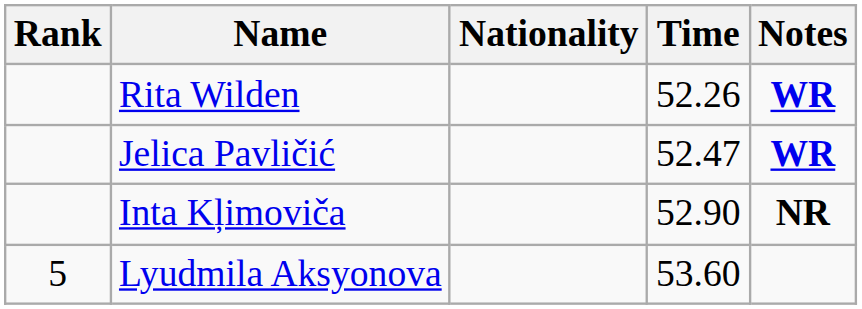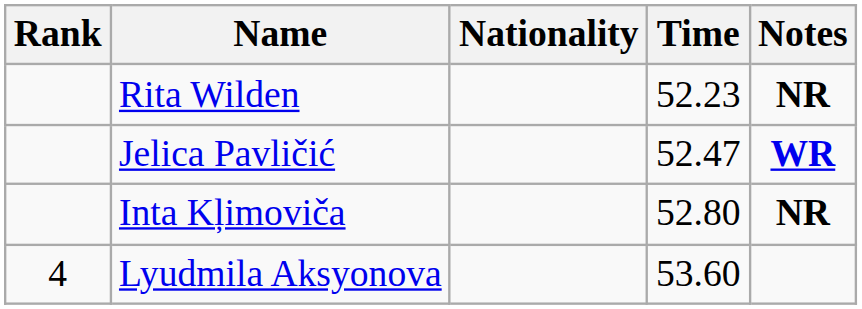(698, 93) 52.26 -> (698, 93) 52.23
(803, 93) WR -> (803, 93) NR
(698, 213) 52.90 -> (698, 213) 52.80
(58, 272) 5 -> (58, 272) 4
